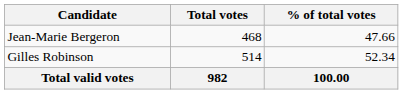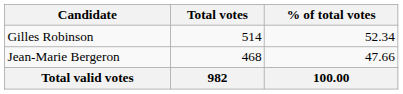rows swapped: (50, 57) <-> (64, 36)
